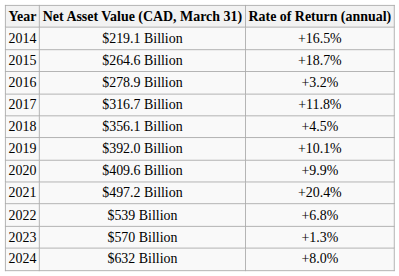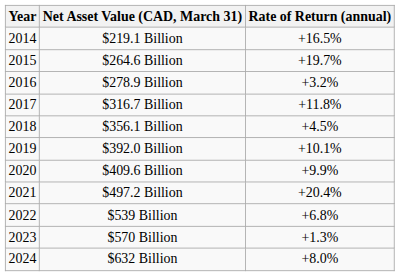(320, 60) +18.7% -> (320, 60) +19.7%
